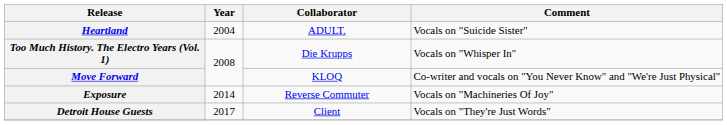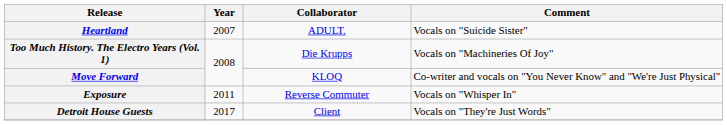(224, 30) 2004 -> (224, 30) 2007
(465, 53) Vocals on "Whisper In" -> (483, 53) Vocals on "Machineries Of Joy"
(224, 94) 2014 -> (224, 94) 2011
(483, 94) Vocals on "Machineries Of Joy" -> (465, 94) Vocals on "Whisper In"
